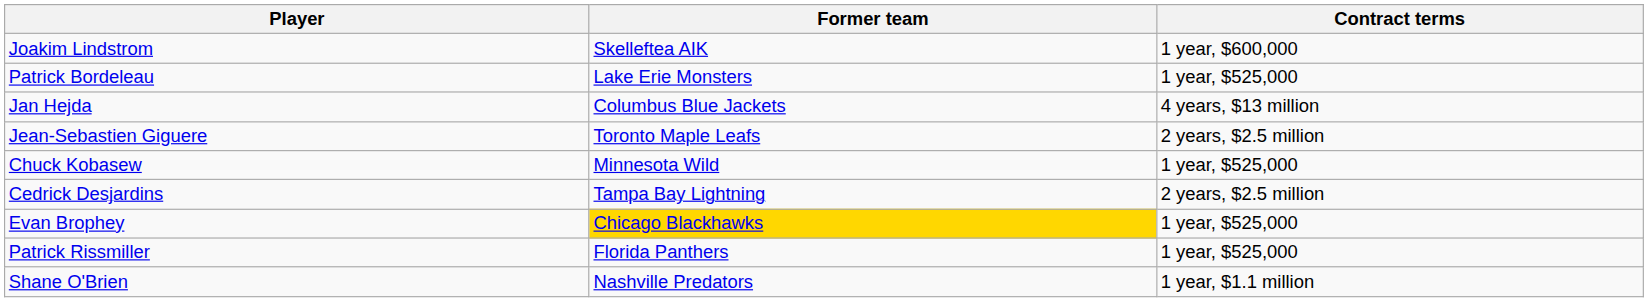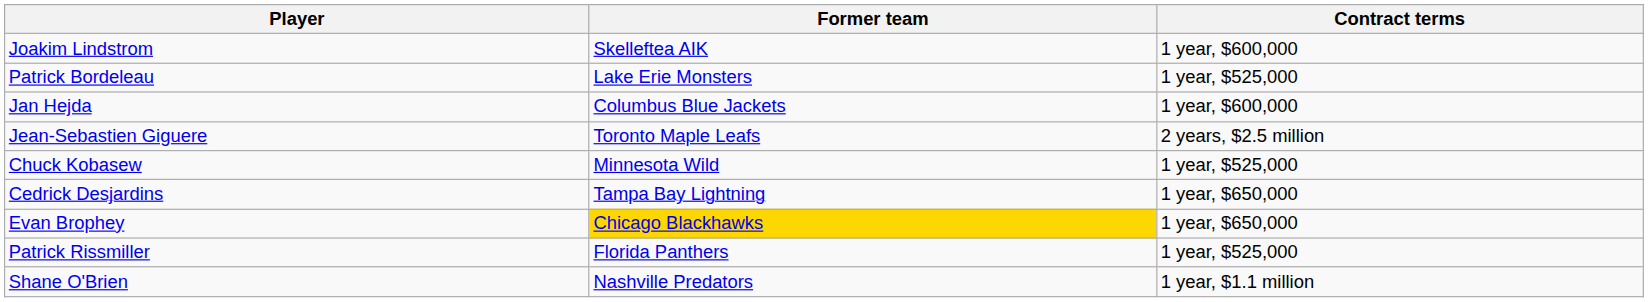(1240, 106) 4 years, $13 million -> (1229, 106) 1 year, $600,000
(1243, 194) 2 years, $2.5 million -> (1229, 194) 1 year, $650,000
(1229, 223) 1 year, $525,000 -> (1229, 223) 1 year, $650,000
